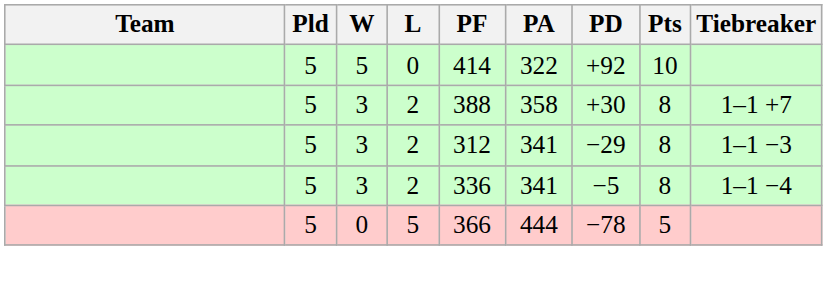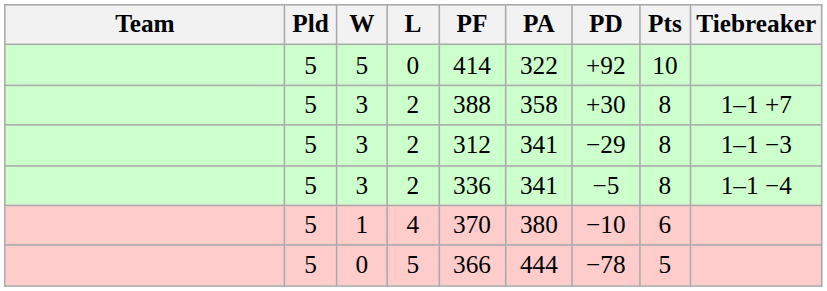+ row: (362, 225)
